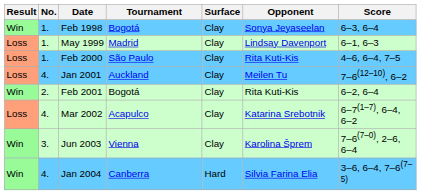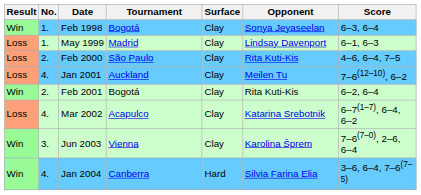(45, 58) 1. -> (45, 58) 2.
